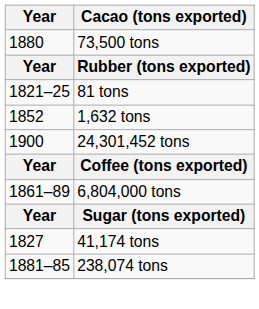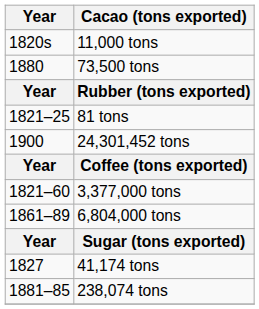+ row: (118, 42)
- row: (114, 117)
+ row: (129, 191)
